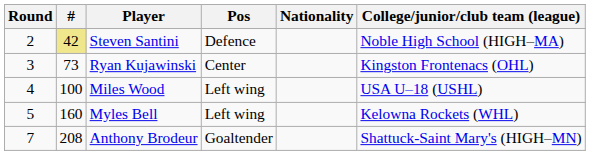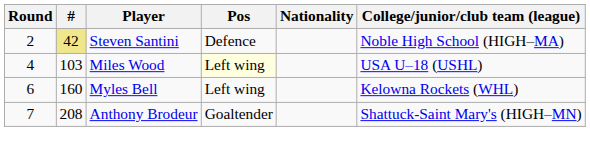- row: (143, 65)
(71, 89) 100 -> (71, 65) 103
(235, 89) no background -> (235, 65) lightyellow background
(30, 114) 5 -> (30, 89) 6
